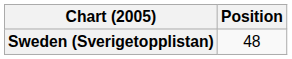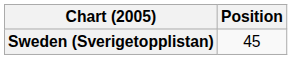(252, 41) 48 -> (252, 41) 45
